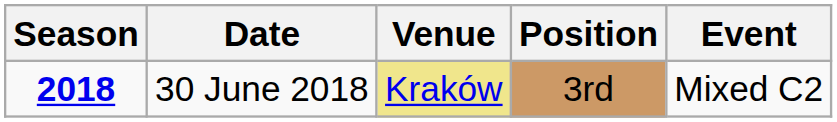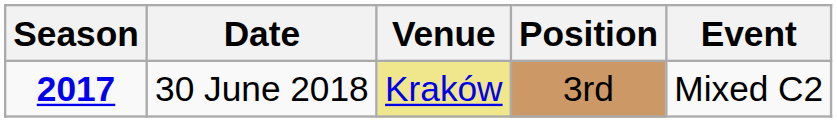(76, 89) 2018 -> (76, 89) 2017
